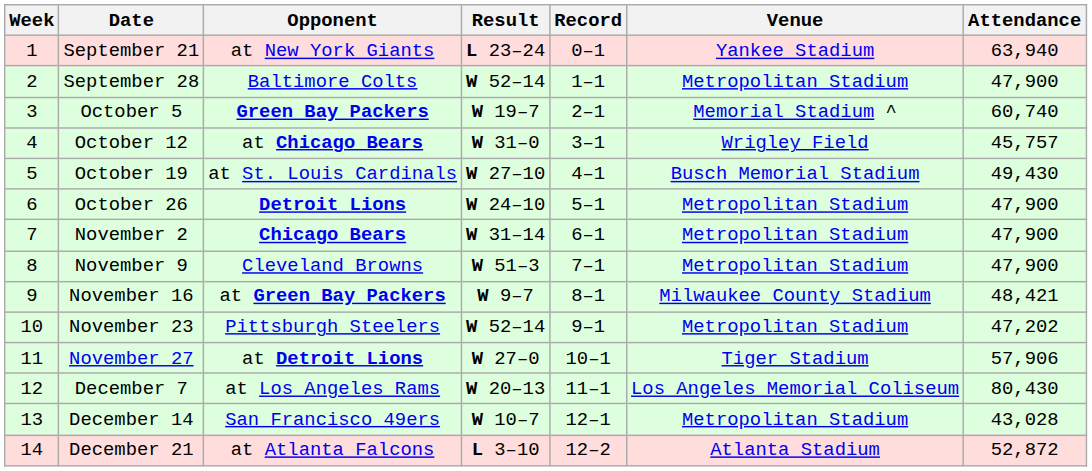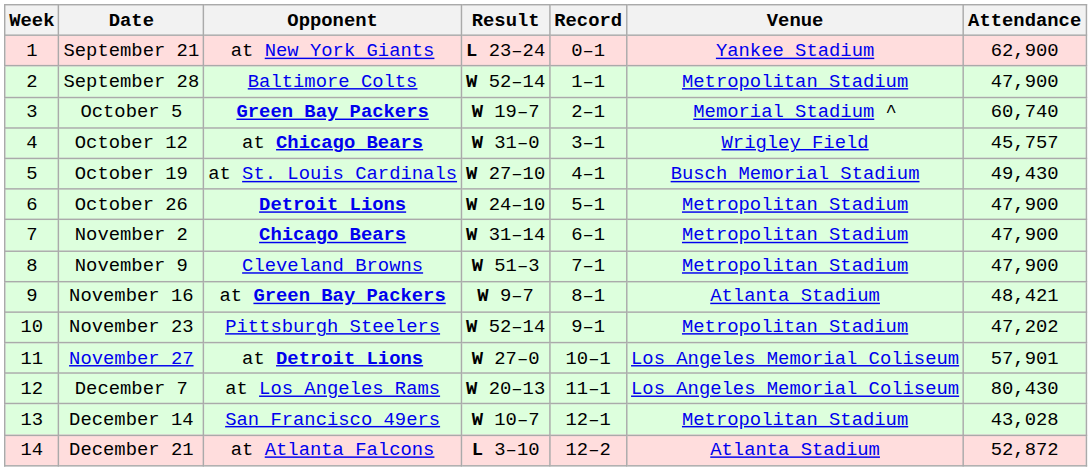(1025, 51) 63,940 -> (1025, 51) 62,900
(795, 297) Milwaukee County Stadium -> (795, 297) Atlanta Stadium
(795, 358) Tiger Stadium -> (795, 358) Los Angeles Memorial Coliseum
(1025, 358) 57,906 -> (1025, 358) 57,901
